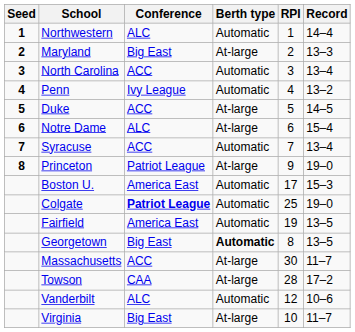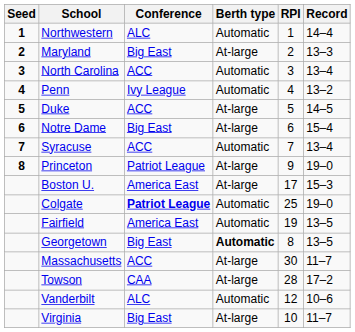(139, 128) ALC -> (149, 128) Big East
(242, 185) Automatic -> (237, 185) At-large
